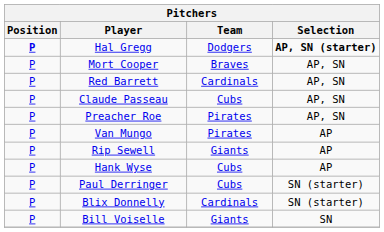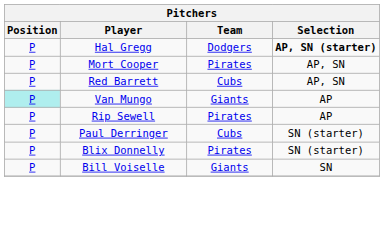(32, 47) bold -> (32, 47) normal
(230, 64) Braves -> (230, 64) Pirates
(230, 82) Cardinals -> (230, 82) Cubs
- row: (123, 99)
- row: (123, 116)
(32, 133) no background -> (32, 99) paleturquoise background
(230, 133) Pirates -> (230, 99) Giants
(230, 150) Giants -> (230, 116) Pirates
- row: (123, 167)
(230, 202) Cardinals -> (230, 150) Pirates
